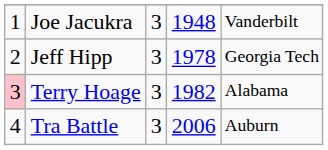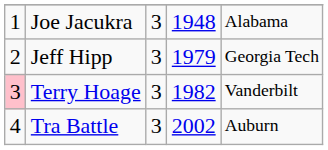(261, 21) Vanderbilt -> (257, 21) Alabama
(194, 56) 1978 -> (194, 56) 1979
(257, 91) Alabama -> (261, 91) Vanderbilt
(194, 126) 2006 -> (194, 126) 2002
